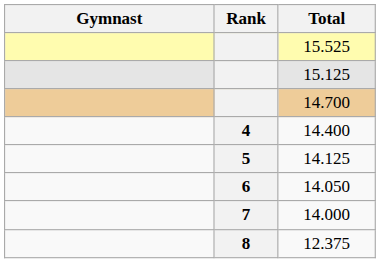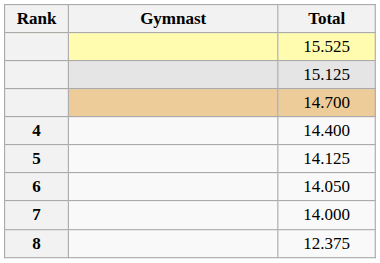columns swapped: (246, 18) <-> (109, 18)
